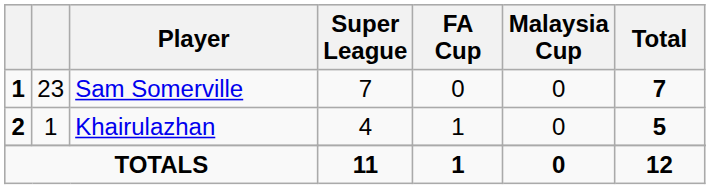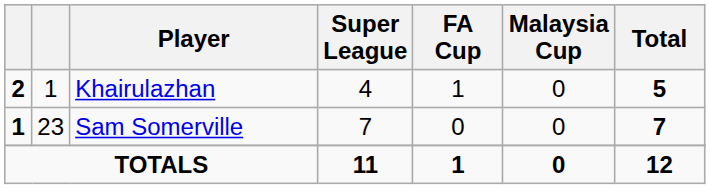rows swapped: (159, 89) <-> (145, 127)
